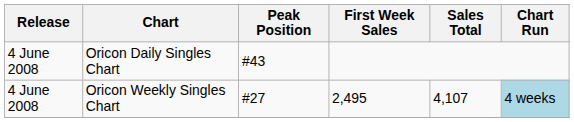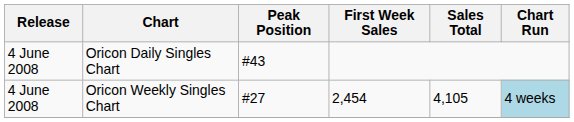(349, 98) 2,495 -> (349, 98) 2,454
(451, 98) 4,107 -> (451, 98) 4,105
